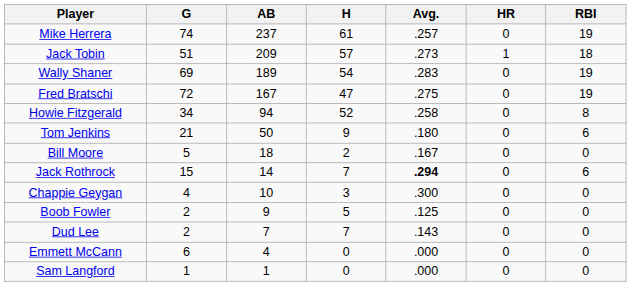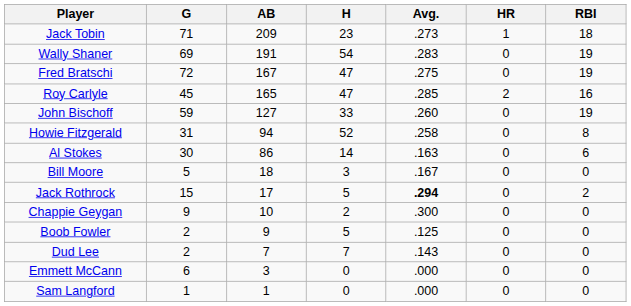- row: (75, 34)
(186, 53) 51 -> (186, 34) 71
(346, 53) 57 -> (346, 34) 23
(266, 73) 189 -> (266, 53) 191
+ row: (75, 93)
+ row: (75, 113)
(186, 113) 34 -> (186, 133) 31
+ row: (75, 152)
- row: (75, 133)
(346, 152) 2 -> (346, 172) 3
(266, 172) 14 -> (266, 192) 17
(346, 172) 7 -> (346, 192) 5
(586, 172) 6 -> (586, 192) 2
(186, 192) 4 -> (186, 212) 9
(346, 192) 3 -> (346, 212) 2
(266, 251) 4 -> (266, 271) 3
